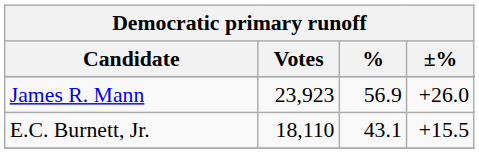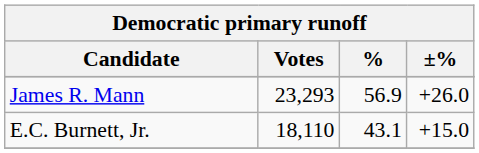(305, 94) 23,923 -> (305, 94) 23,293
(444, 130) +15.5 -> (444, 130) +15.0
